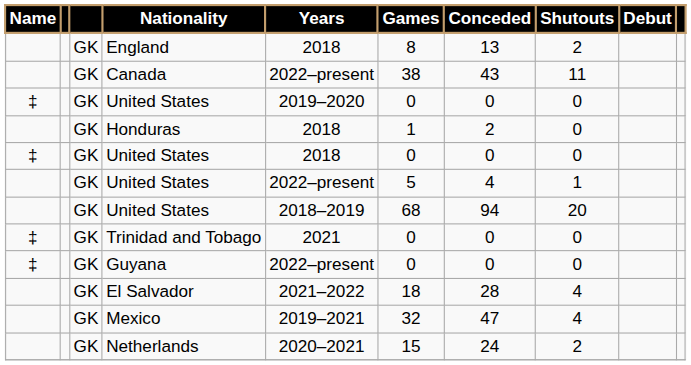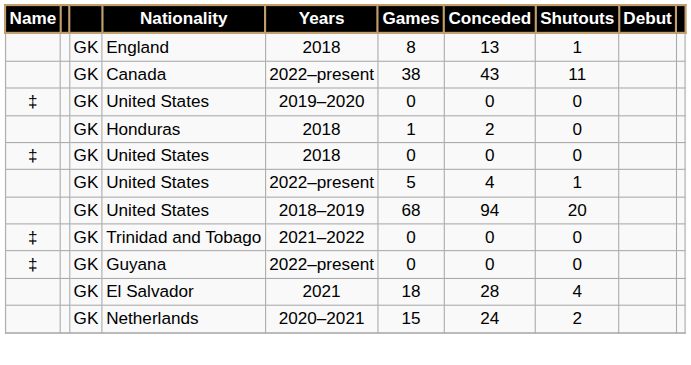(577, 47) 2 -> (577, 47) 1
(322, 237) 2021 -> (322, 237) 2021–2022
(322, 291) 2021–2022 -> (322, 291) 2021
- row: (33, 319)
